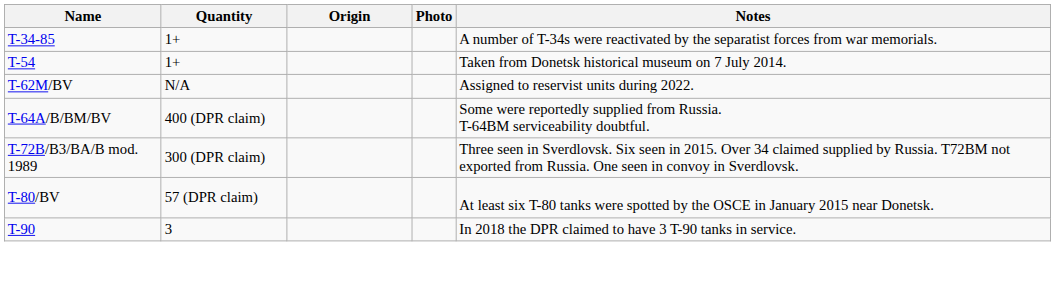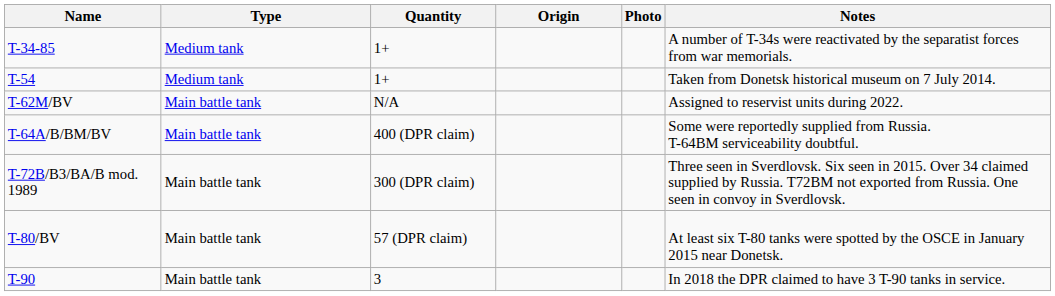+ column: (266, 16)
